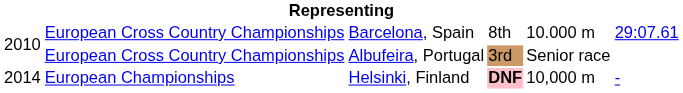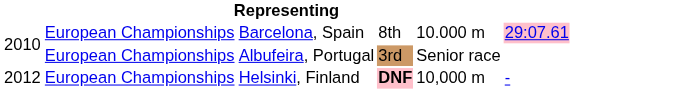(195, 33) European Cross Country Championships -> (140, 33) European Championships
(647, 33) no background -> (537, 33) pink background
(195, 55) European Cross Country Championships -> (140, 55) European Championships
(22, 78) 2014 -> (22, 78) 2012
